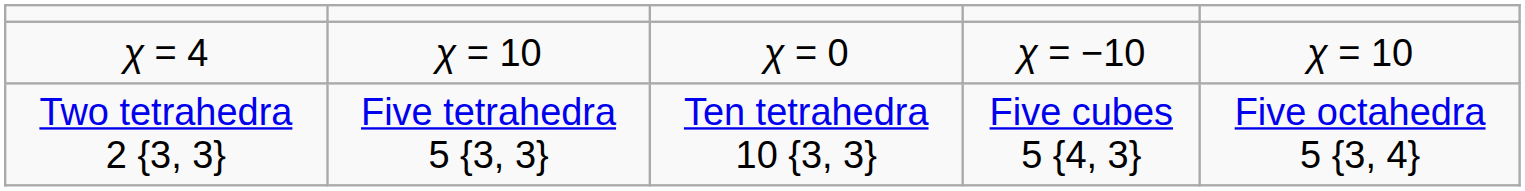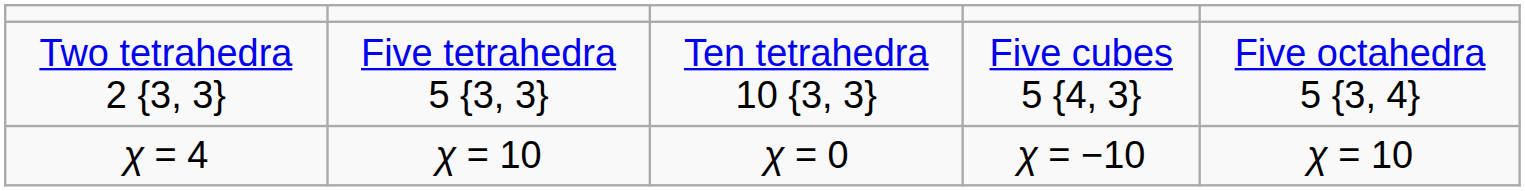rows swapped: (166, 133) <-> (166, 52)
